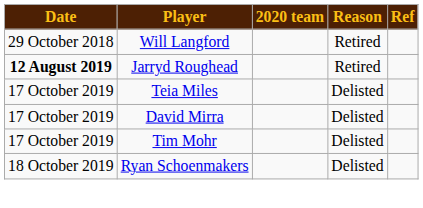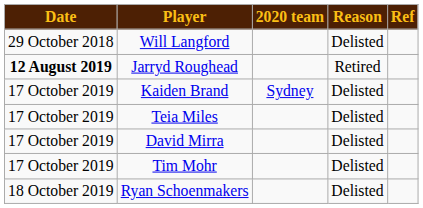(357, 41) Retired -> (357, 41) Delisted
+ row: (185, 91)
